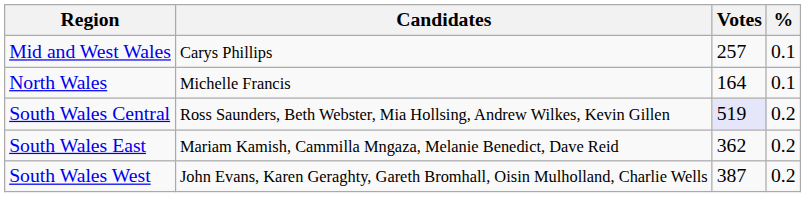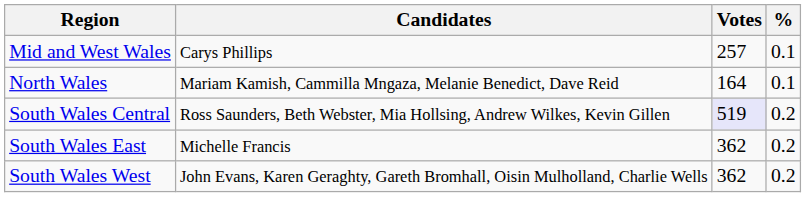(235, 83) Michelle Francis -> (399, 83) Mariam Kamish, Cammilla Mngaza, Melanie Benedict, Dave Reid
(399, 146) Mariam Kamish, Cammilla Mngaza, Melanie Benedict, Dave Reid -> (235, 146) Michelle Francis
(732, 176) 387 -> (732, 176) 362
